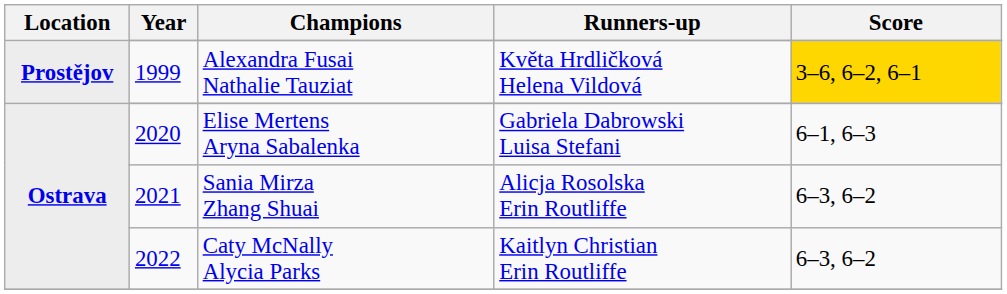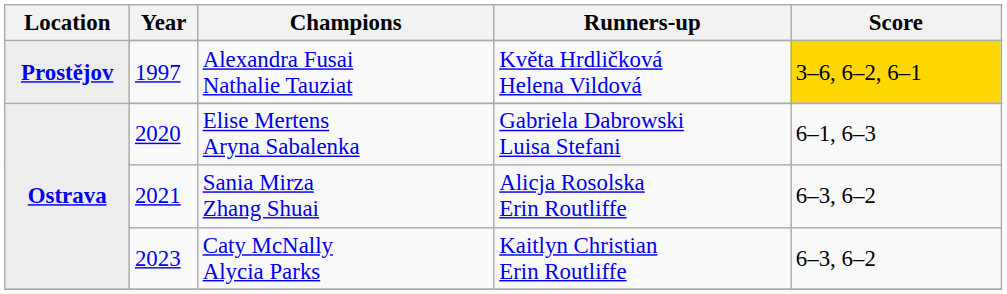(158, 71) 1999 -> (158, 71) 1997
(158, 257) 2022 -> (158, 257) 2023
